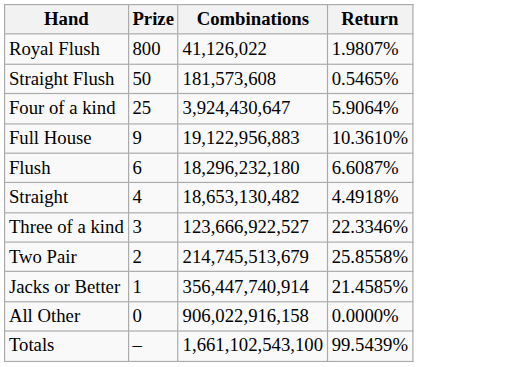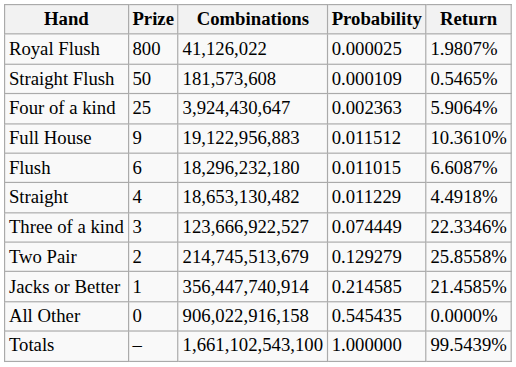+ column: (377, 19)
